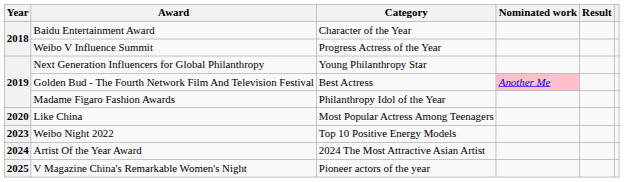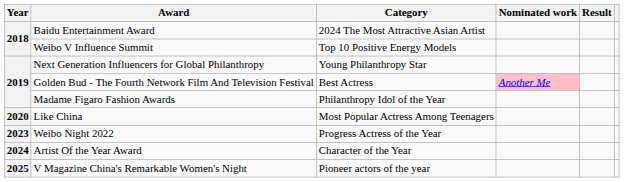(365, 30) Character of the Year -> (402, 30) 2024 The Most Attractive Asian Artist
(380, 47) Progress Actress of the Year -> (388, 47) Top 10 Positive Energy Models
(388, 133) Top 10 Positive Energy Models -> (380, 133) Progress Actress of the Year
(402, 151) 2024 The Most Attractive Asian Artist -> (365, 151) Character of the Year
